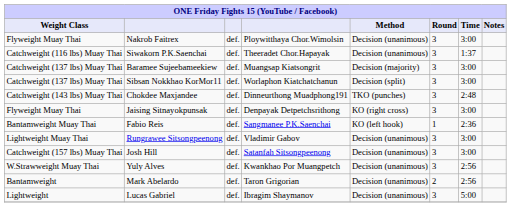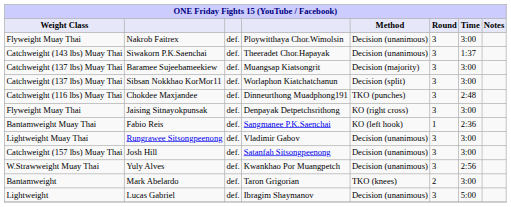(64, 53) Catchweight (116 lbs) Muay Thai -> (64, 53) Catchweight (143 lbs) Muay Thai
(64, 96) Catchweight (143 lbs) Muay Thai -> (64, 96) Catchweight (116 lbs) Muay Thai
(390, 180) Decision (unanimous) -> (374, 180) TKO (knees)
(468, 180) 2:56 -> (468, 180) 3:00
